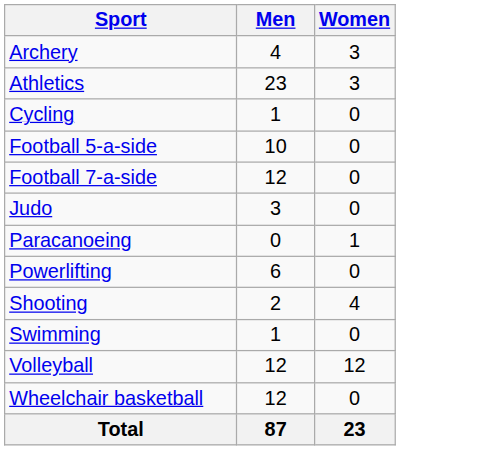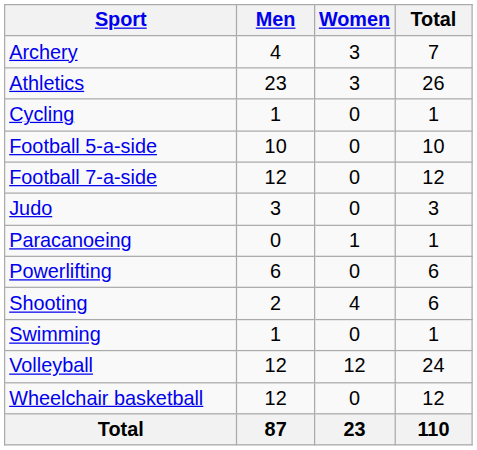+ column: (433, 20)
